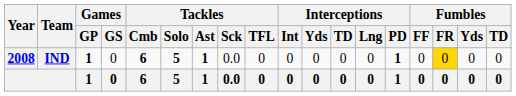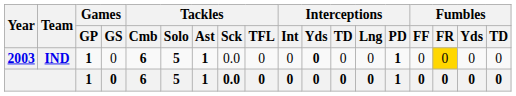(21, 58) 2008 -> (21, 58) 2003
(316, 58) normal -> (316, 58) bold
